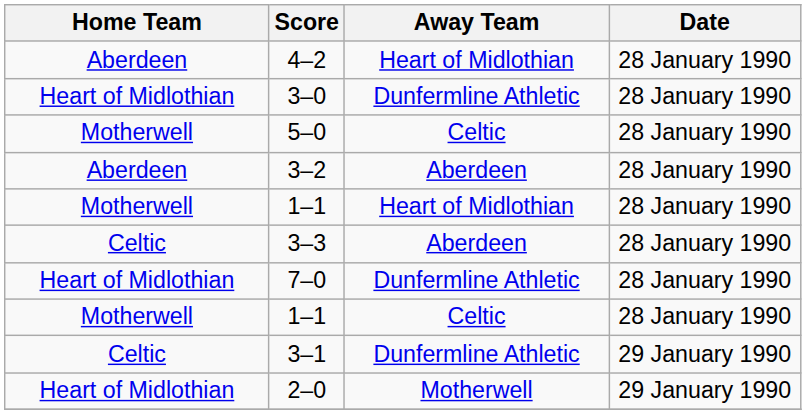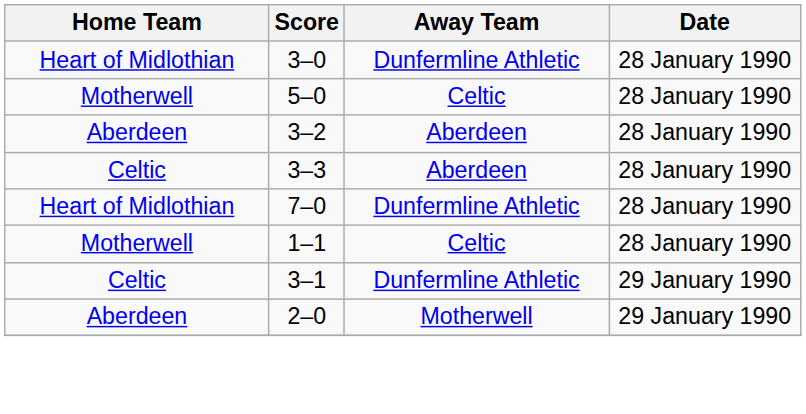- row: (307, 59)
- row: (307, 206)
(137, 390) Heart of Midlothian -> (137, 317) Aberdeen
